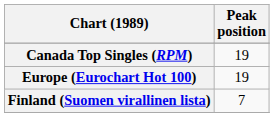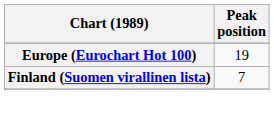- row: (109, 54)
